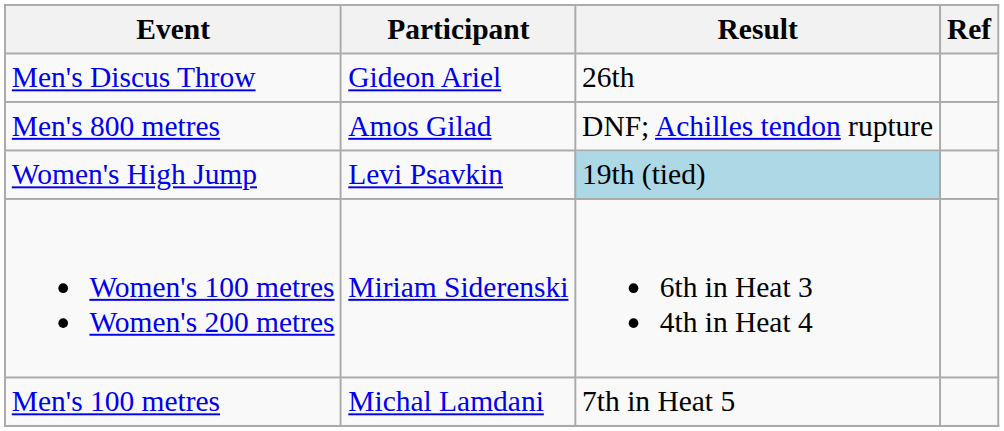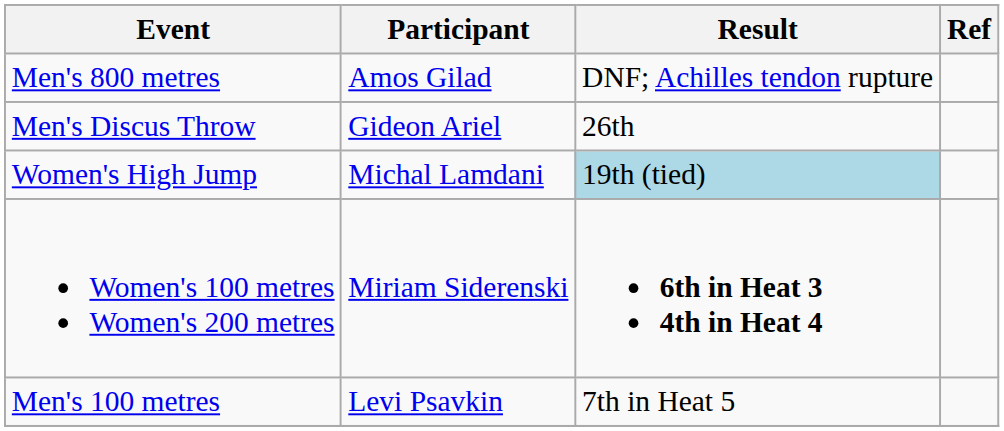rows swapped: (134, 77) <-> (116, 126)
(426, 174) Levi Psavkin -> (446, 174) Michal Lamdani
(758, 306) normal -> (758, 306) bold
(446, 400) Michal Lamdani -> (426, 400) Levi Psavkin
